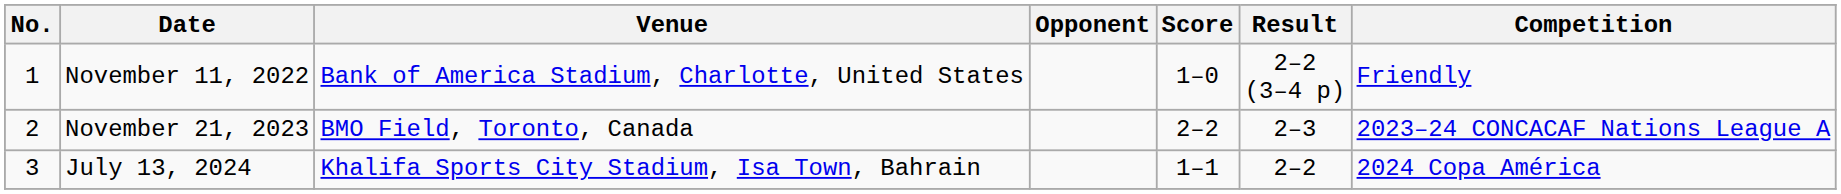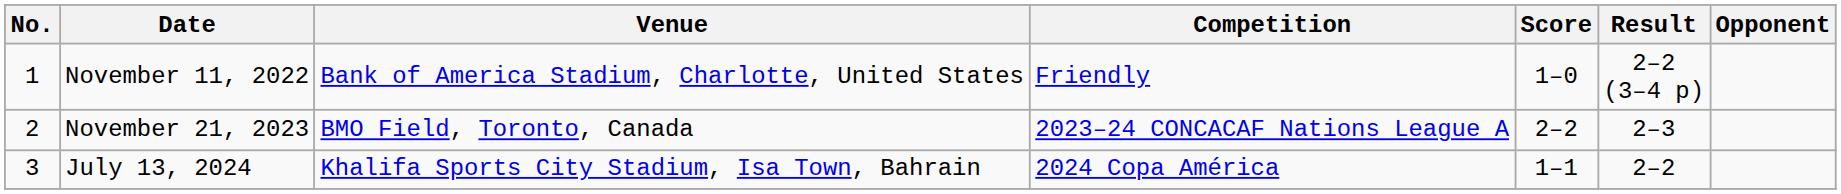columns swapped: (1093, 24) <-> (1593, 24)
